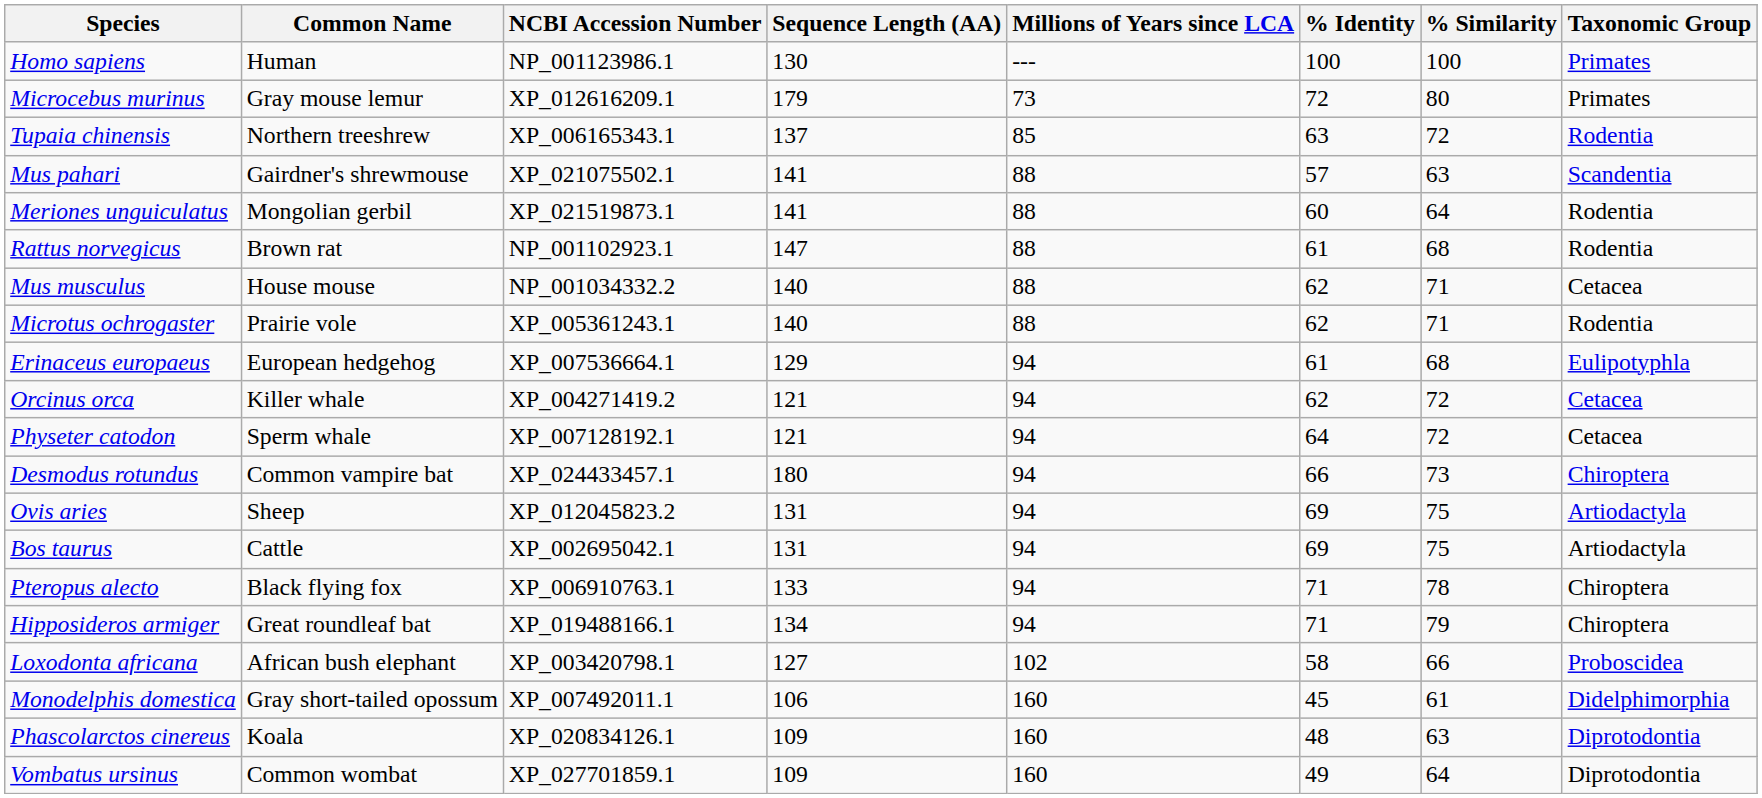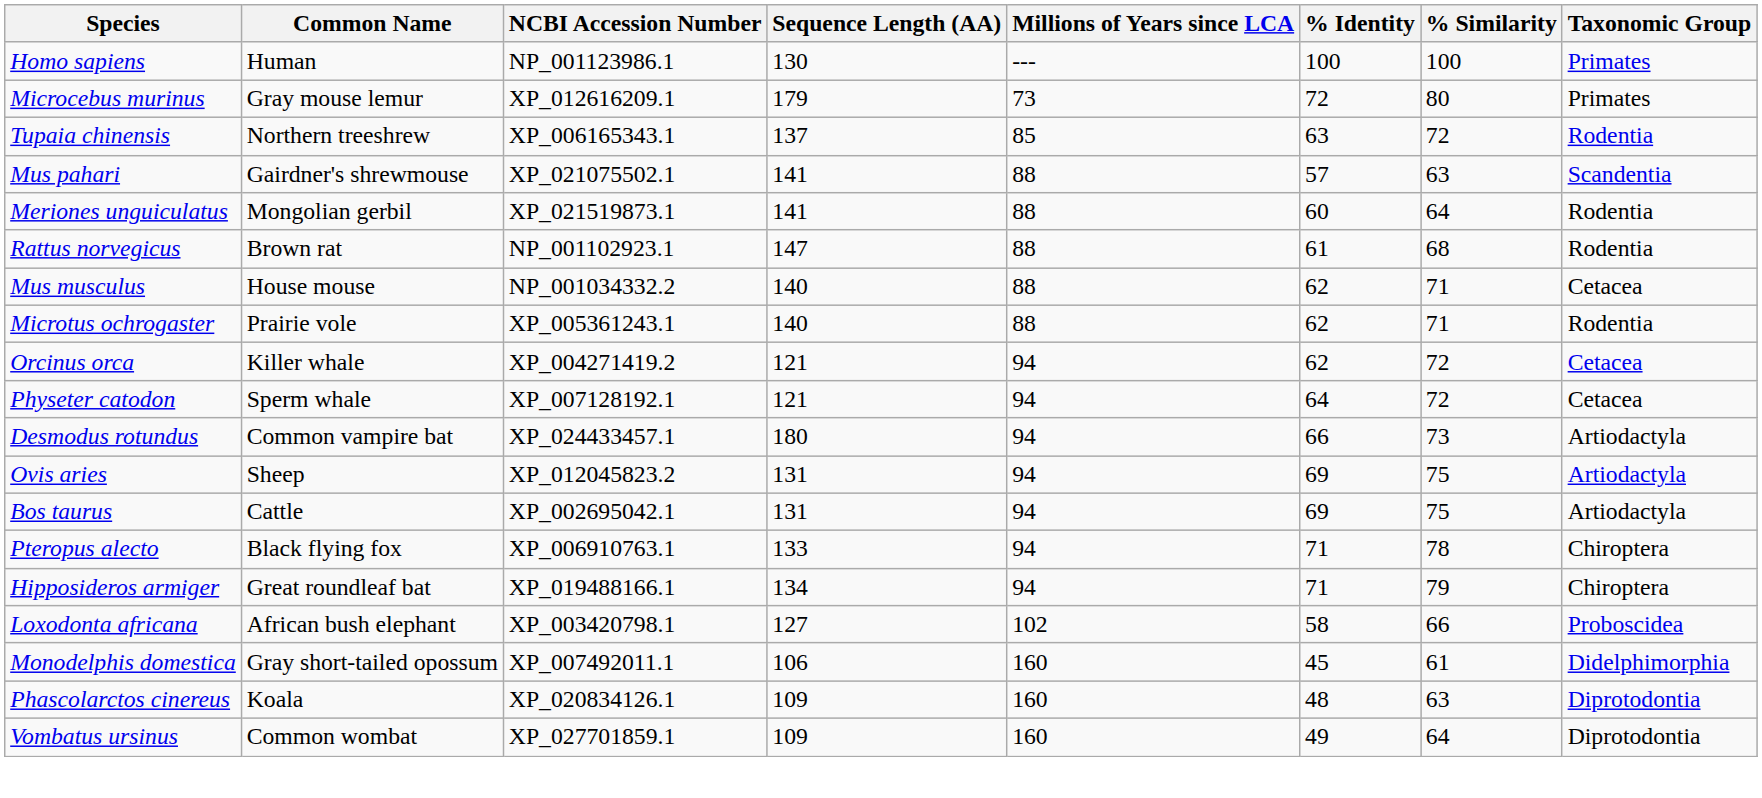- row: (110, 361)
(1618, 473) Chiroptera -> (1627, 436) Artiodactyla
